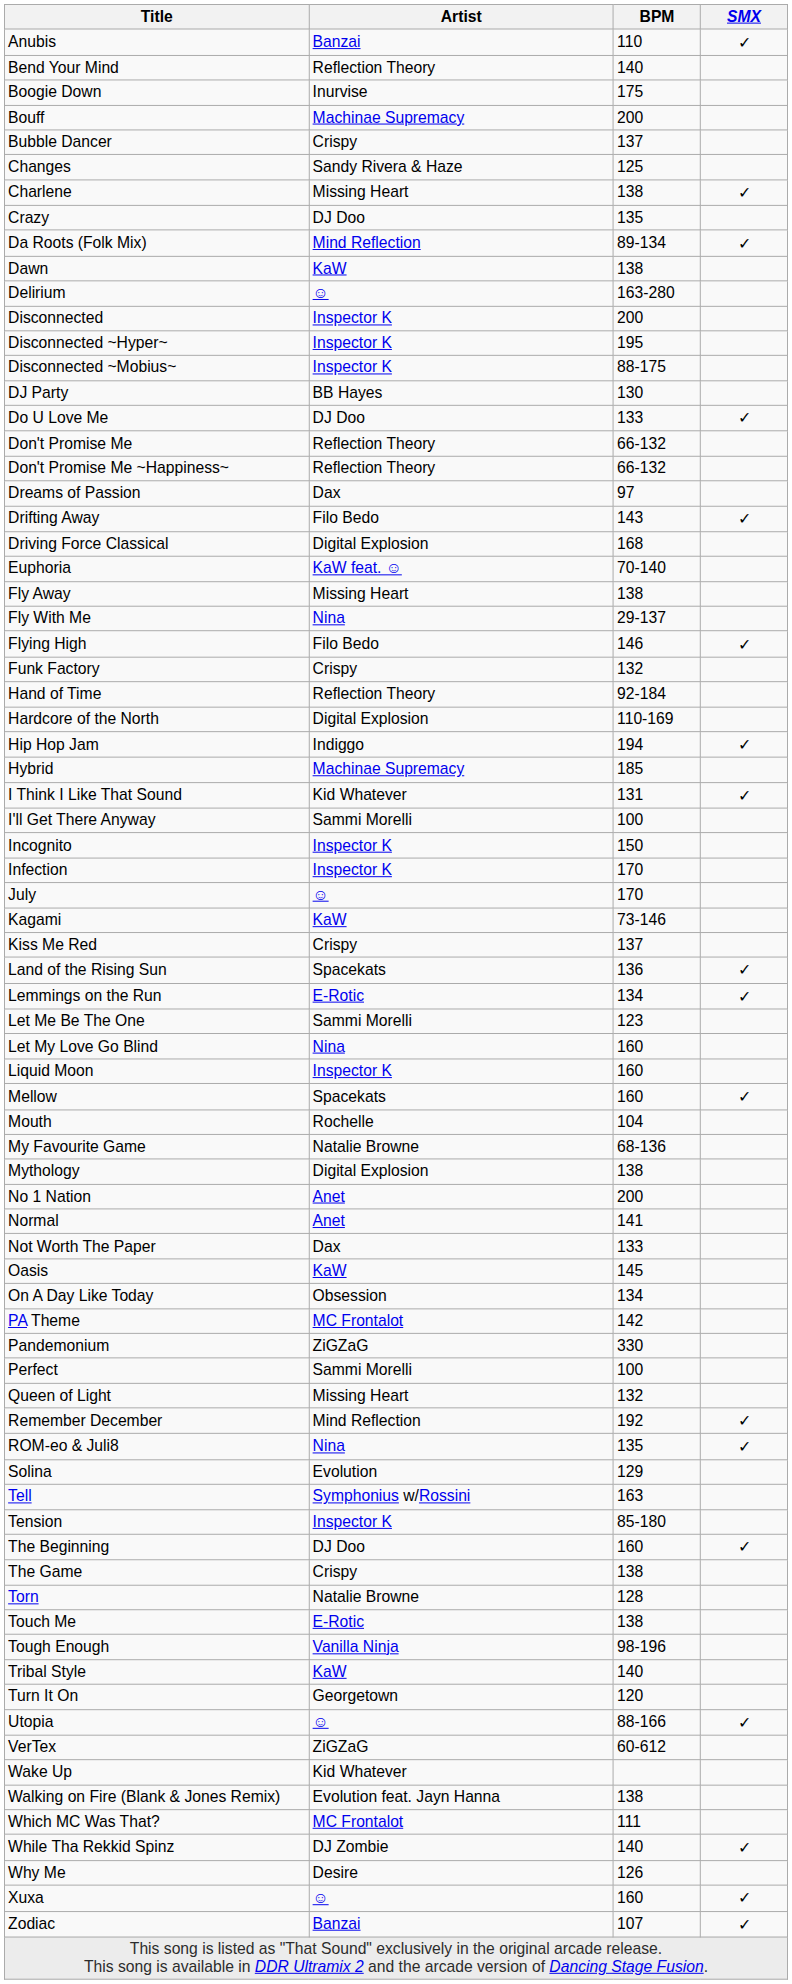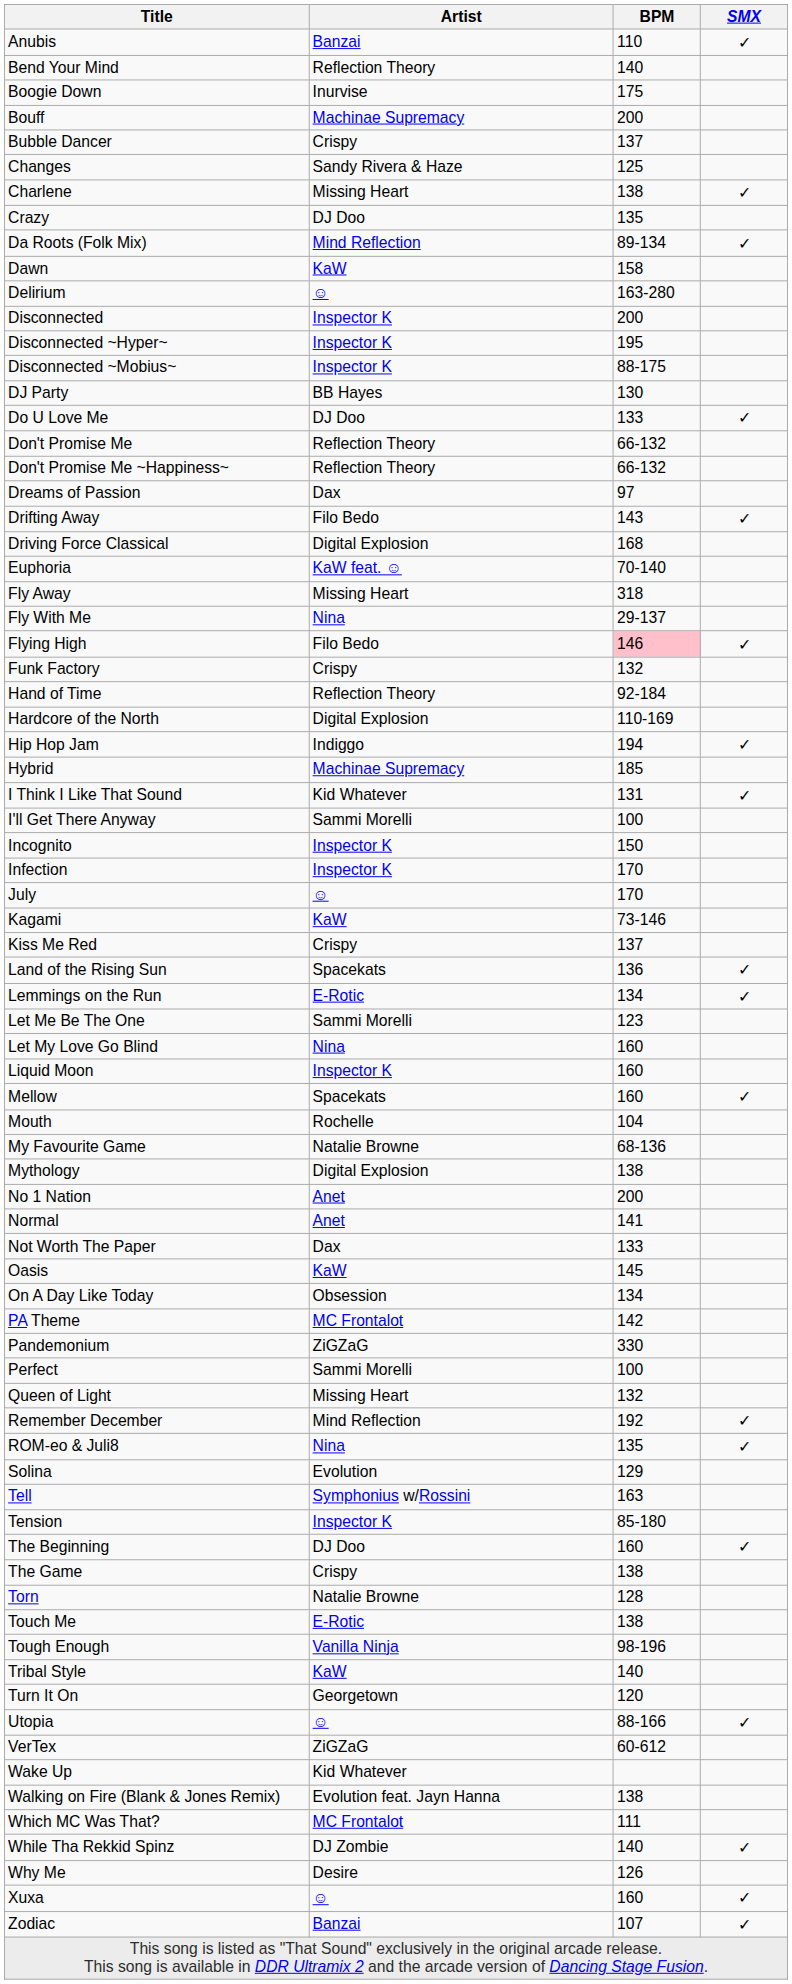(630, 268) 138 -> (630, 268) 158
(630, 593) 138 -> (630, 593) 318
(630, 644) no background -> (630, 644) pink background
